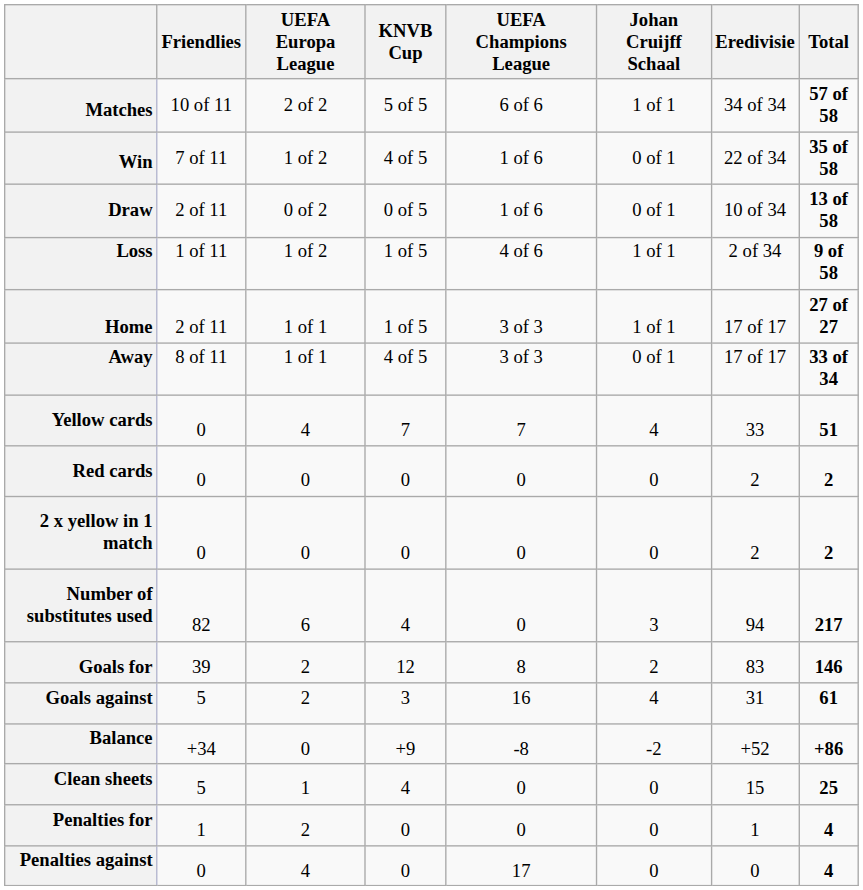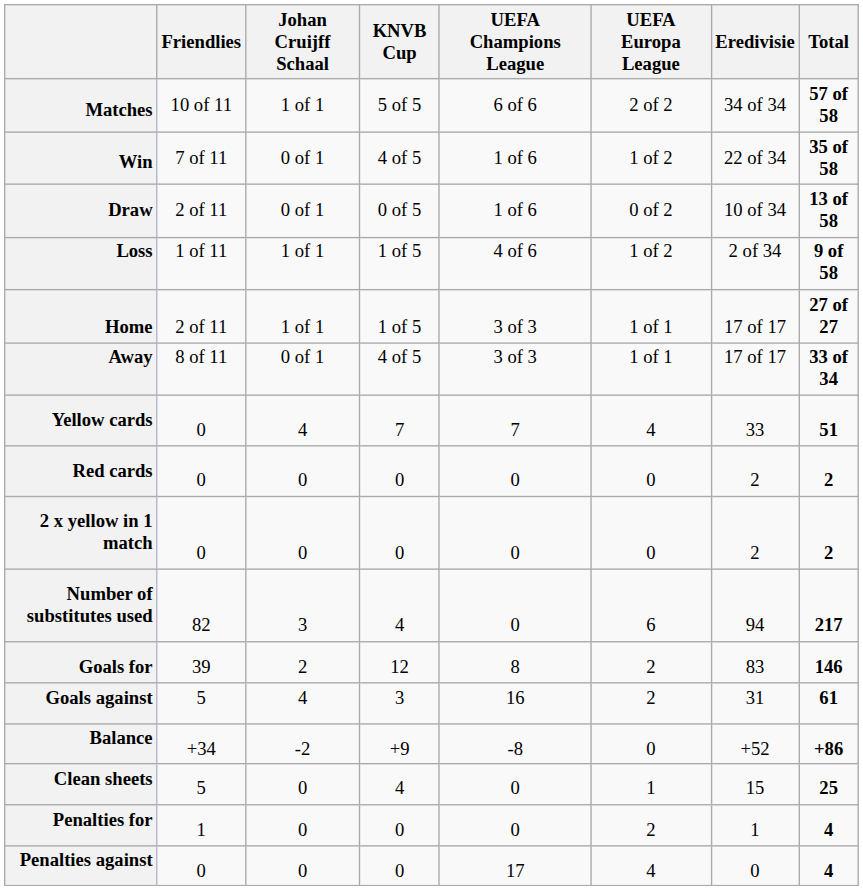columns swapped: (654, 41) <-> (306, 41)
